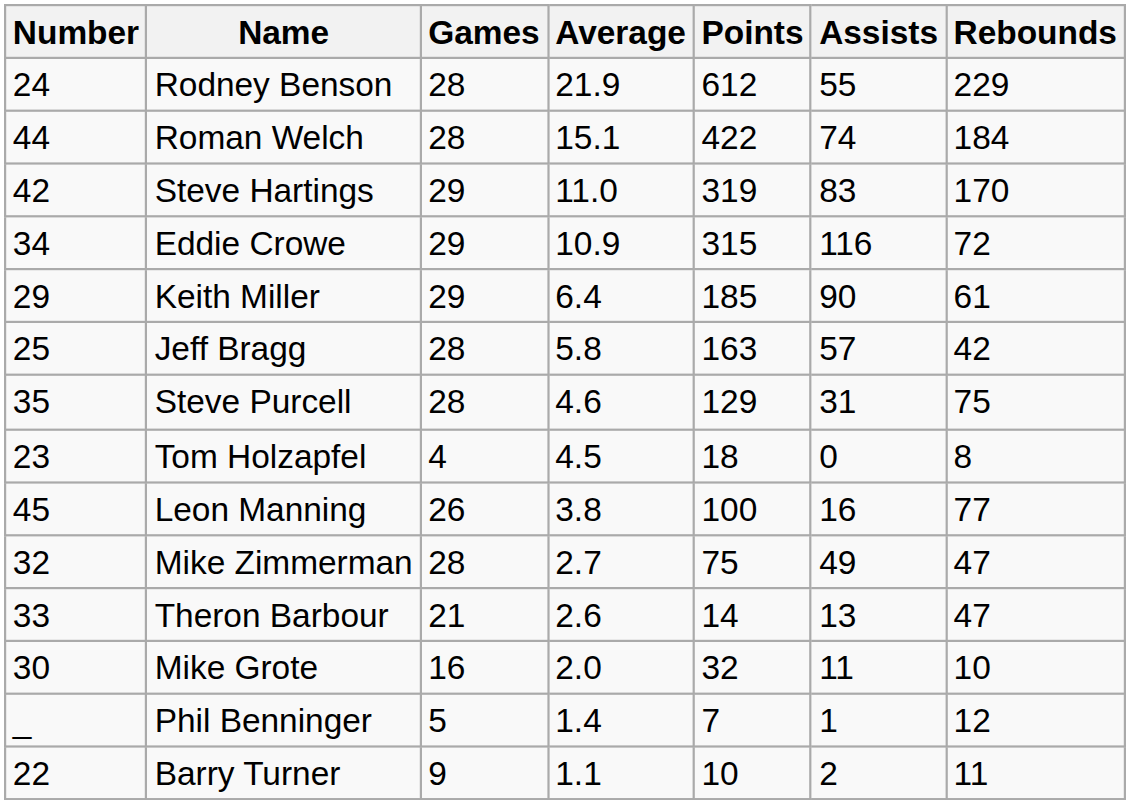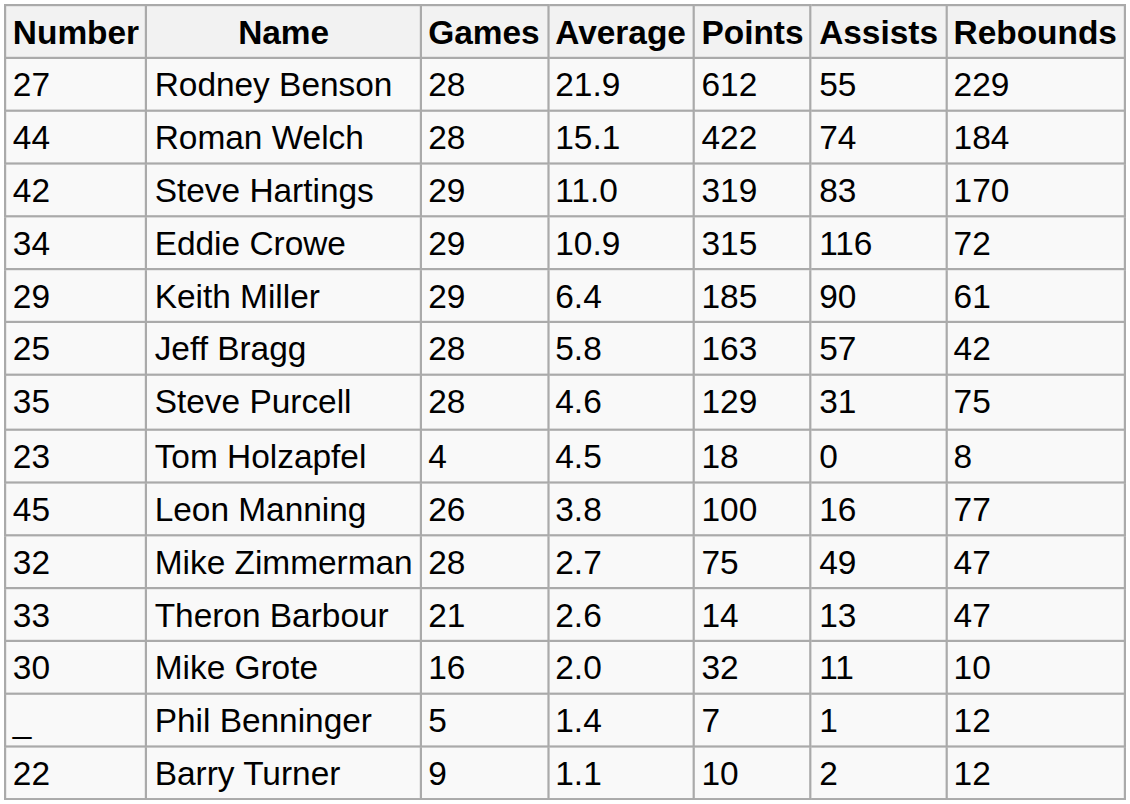(31, 85) 24 -> (31, 85) 27
(971, 773) 11 -> (972, 773) 12
